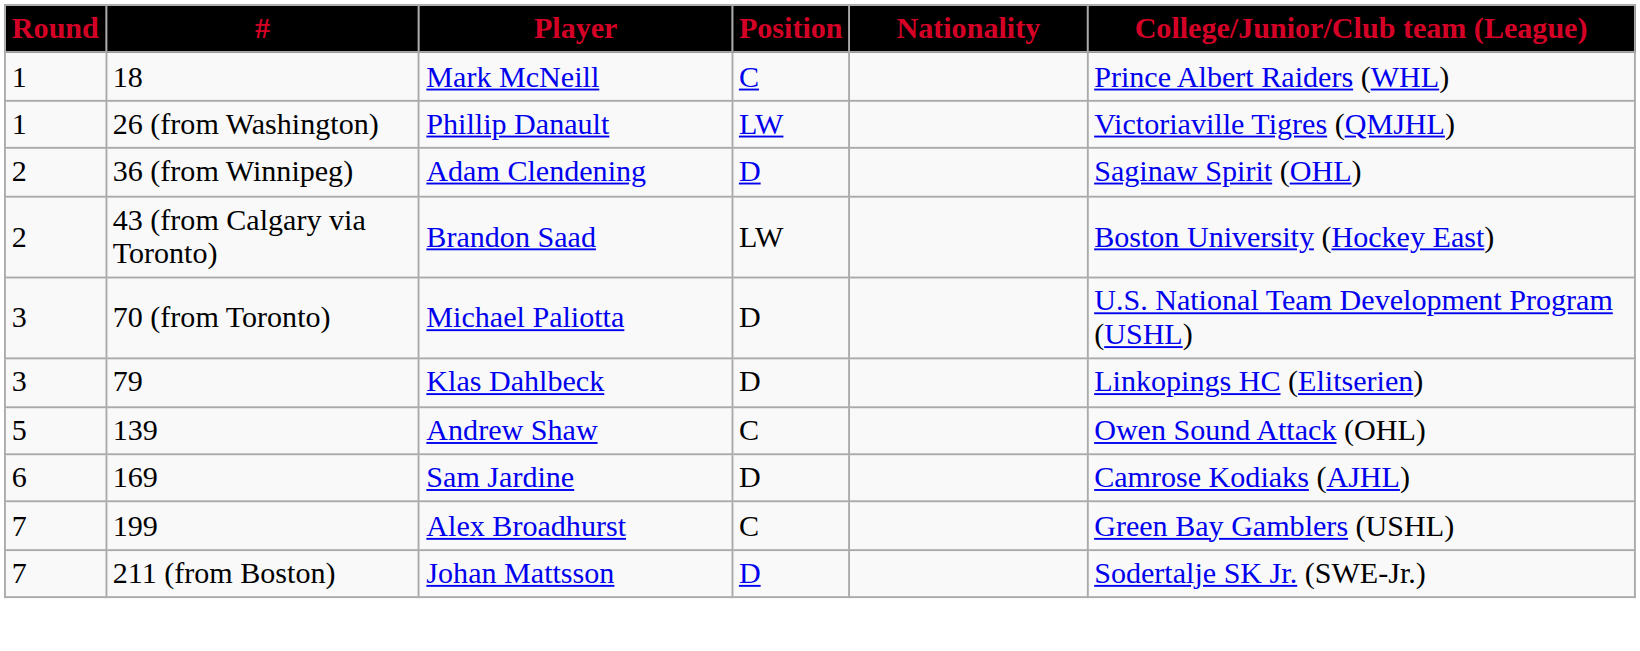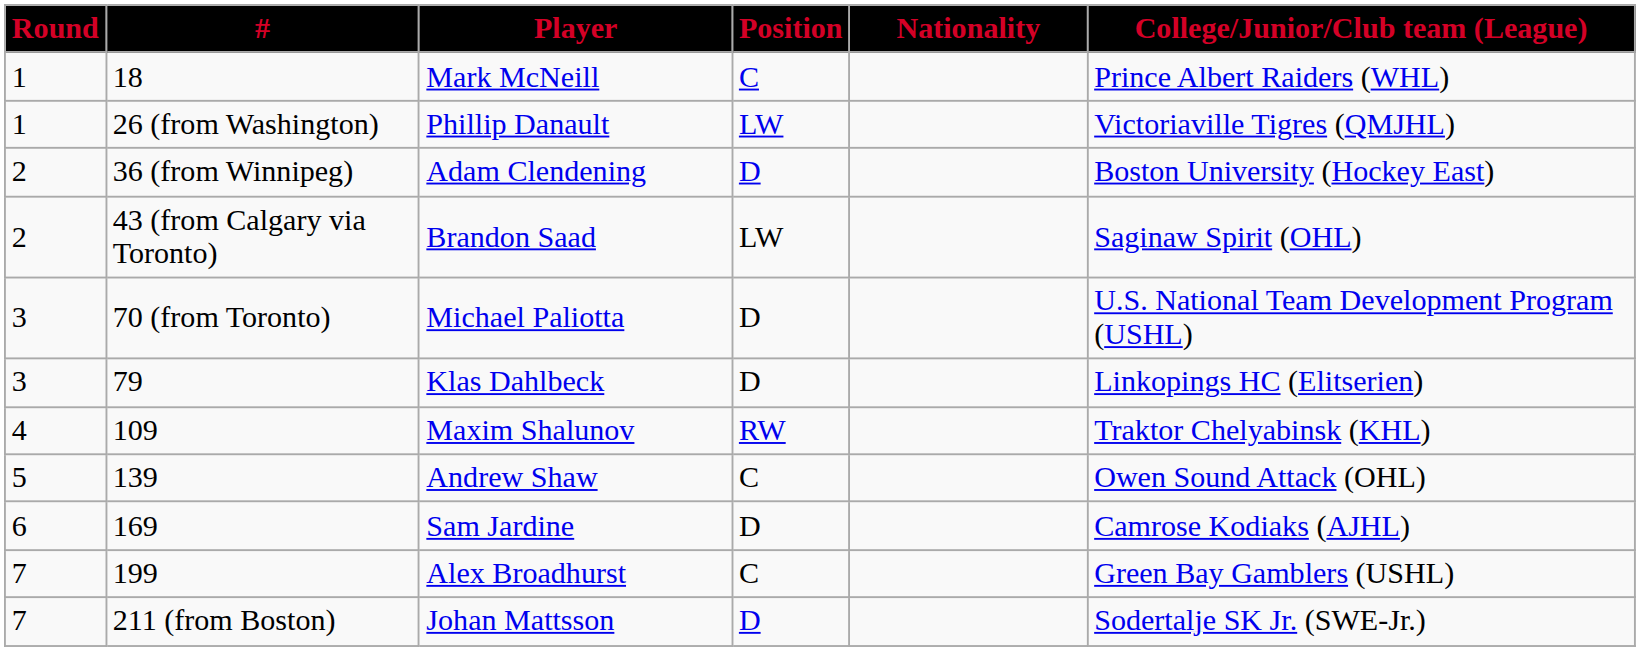(1228, 171) Saginaw Spirit (OHL) -> (1294, 171) Boston University (Hockey East)
(1294, 236) Boston University (Hockey East) -> (1228, 236) Saginaw Spirit (OHL)
+ row: (530, 429)
